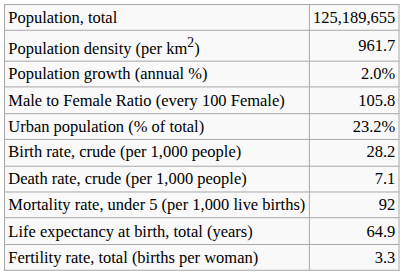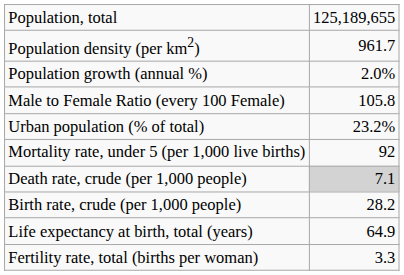rows swapped: (125, 152) <-> (157, 204)
(385, 178) no background -> (385, 178) lightgrey background
